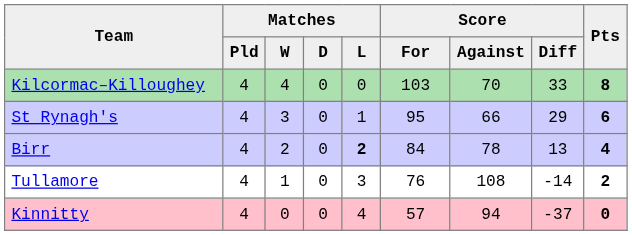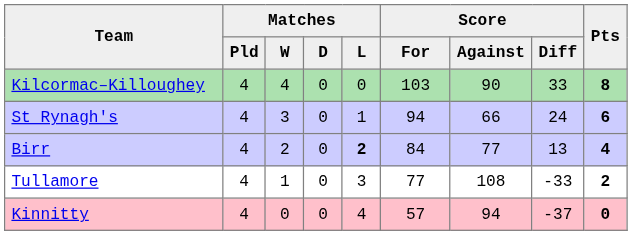(491, 85) 70 -> (491, 85) 90
(416, 117) 95 -> (416, 117) 94
(558, 117) 29 -> (558, 117) 24
(491, 150) 78 -> (491, 150) 77
(416, 182) 76 -> (416, 182) 77
(558, 182) -14 -> (558, 182) -33
